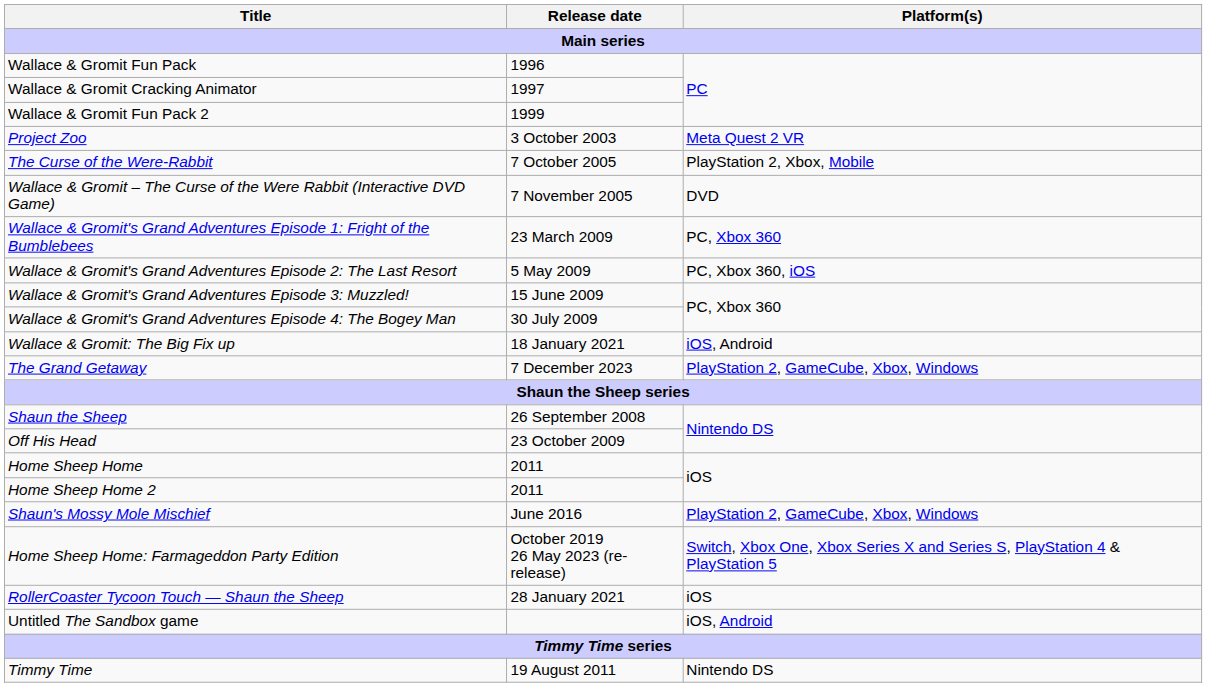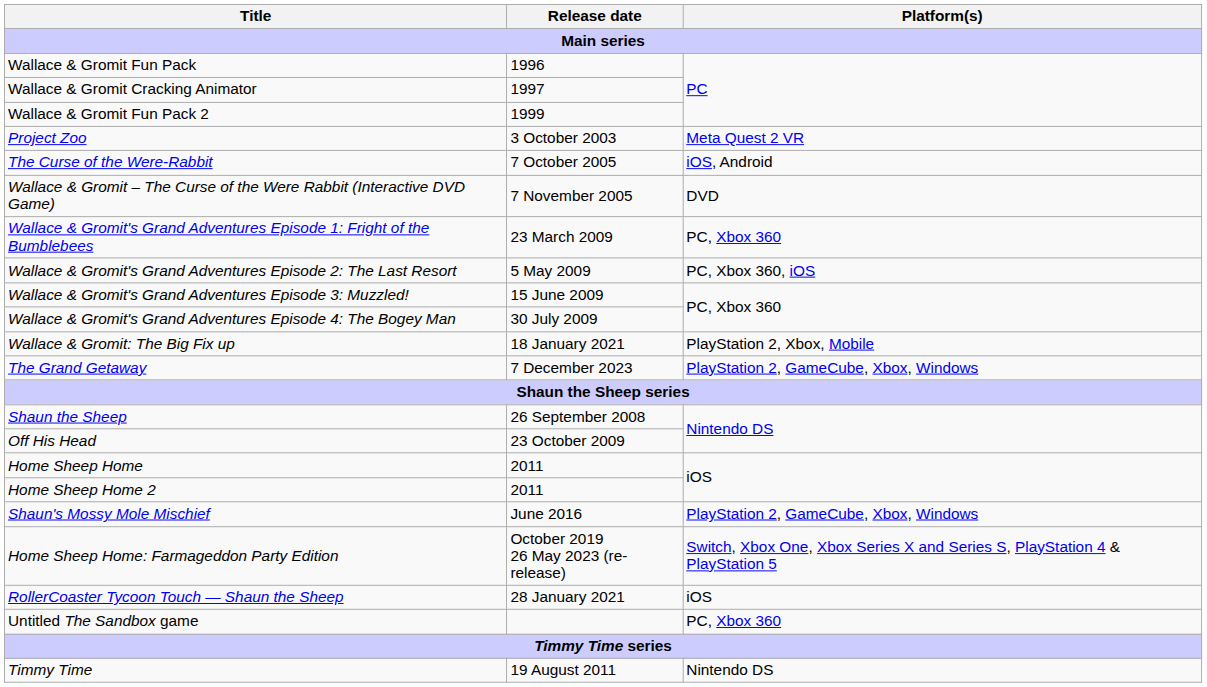(780, 162) PlayStation 2, Xbox, Mobile -> (729, 162) iOS, Android
(729, 343) iOS, Android -> (780, 343) PlayStation 2, Xbox, Mobile
(729, 621) iOS, Android -> (734, 621) PC, Xbox 360
